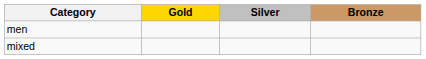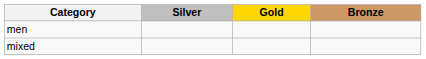columns swapped: (181, 12) <-> (265, 12)
